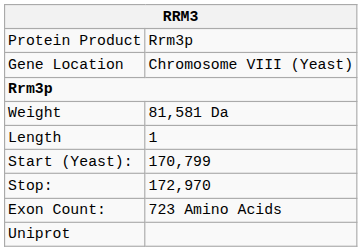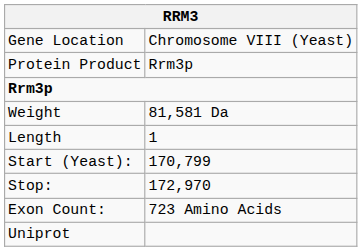rows swapped: (66, 65) <-> (75, 41)
